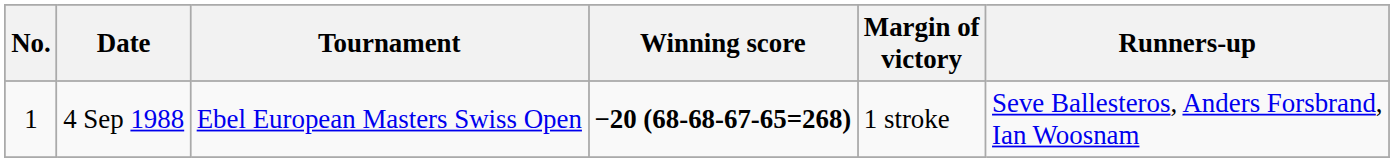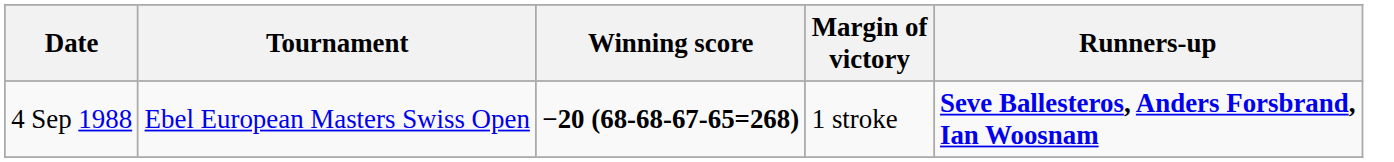- column: (31, 42)
(1187, 119) normal -> (1148, 119) bold
